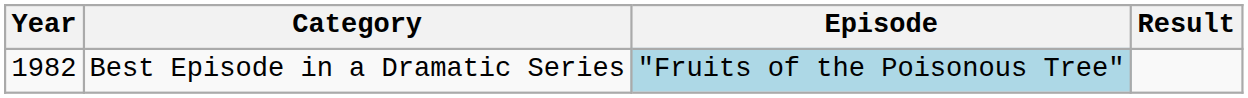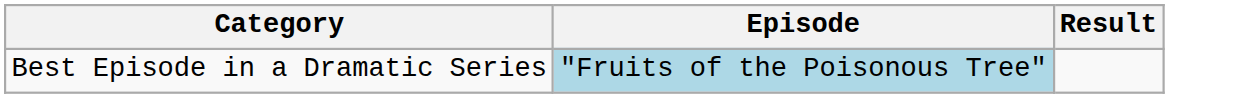- column: (44, 27)
